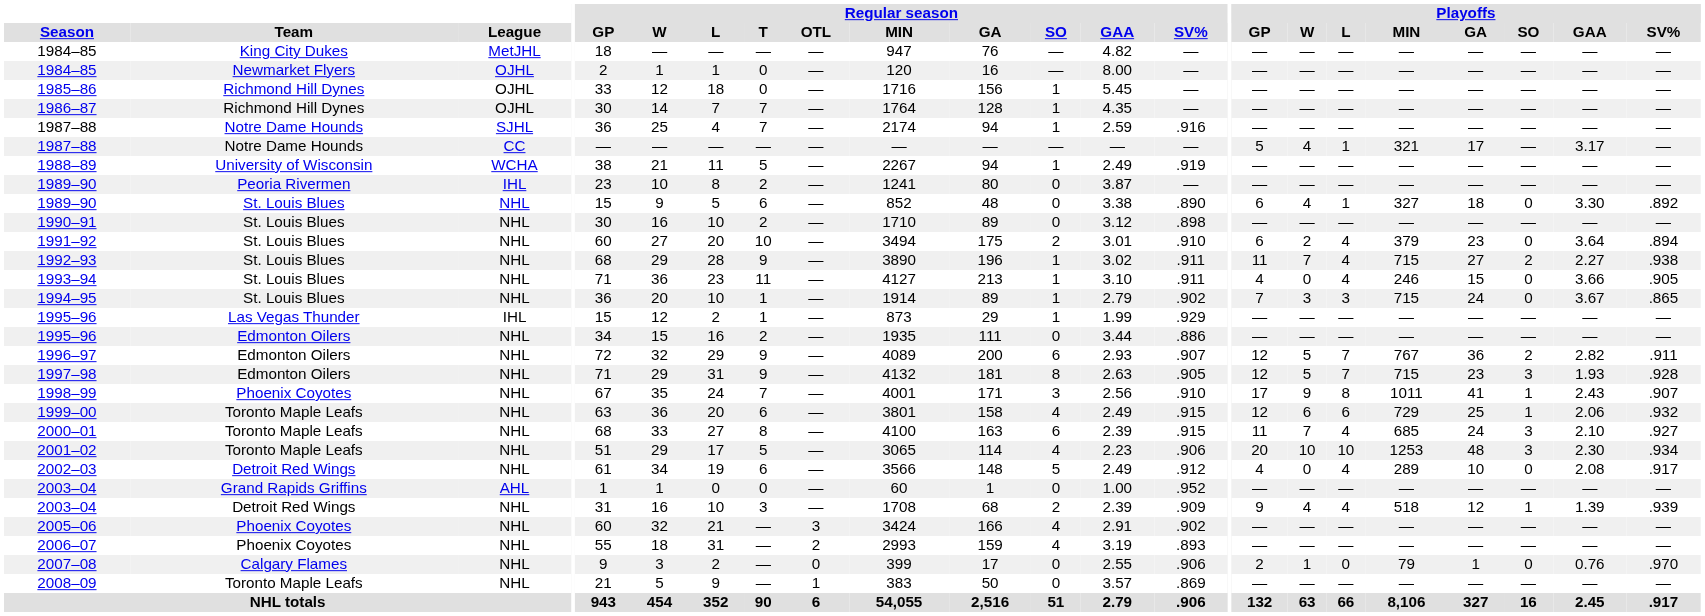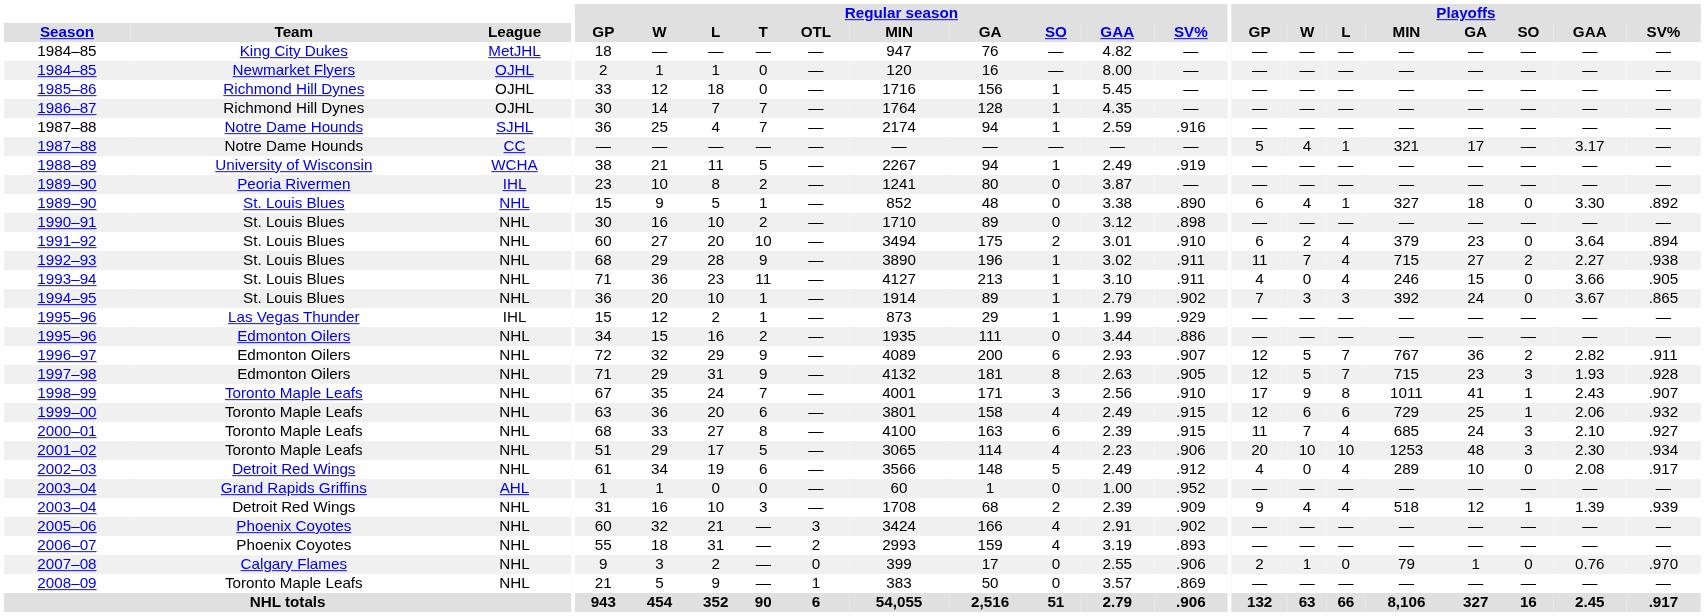(763, 203) 6 -> (763, 203) 1
(1406, 298) 715 -> (1406, 298) 392
(294, 393) Phoenix Coyotes -> (294, 393) Toronto Maple Leafs
